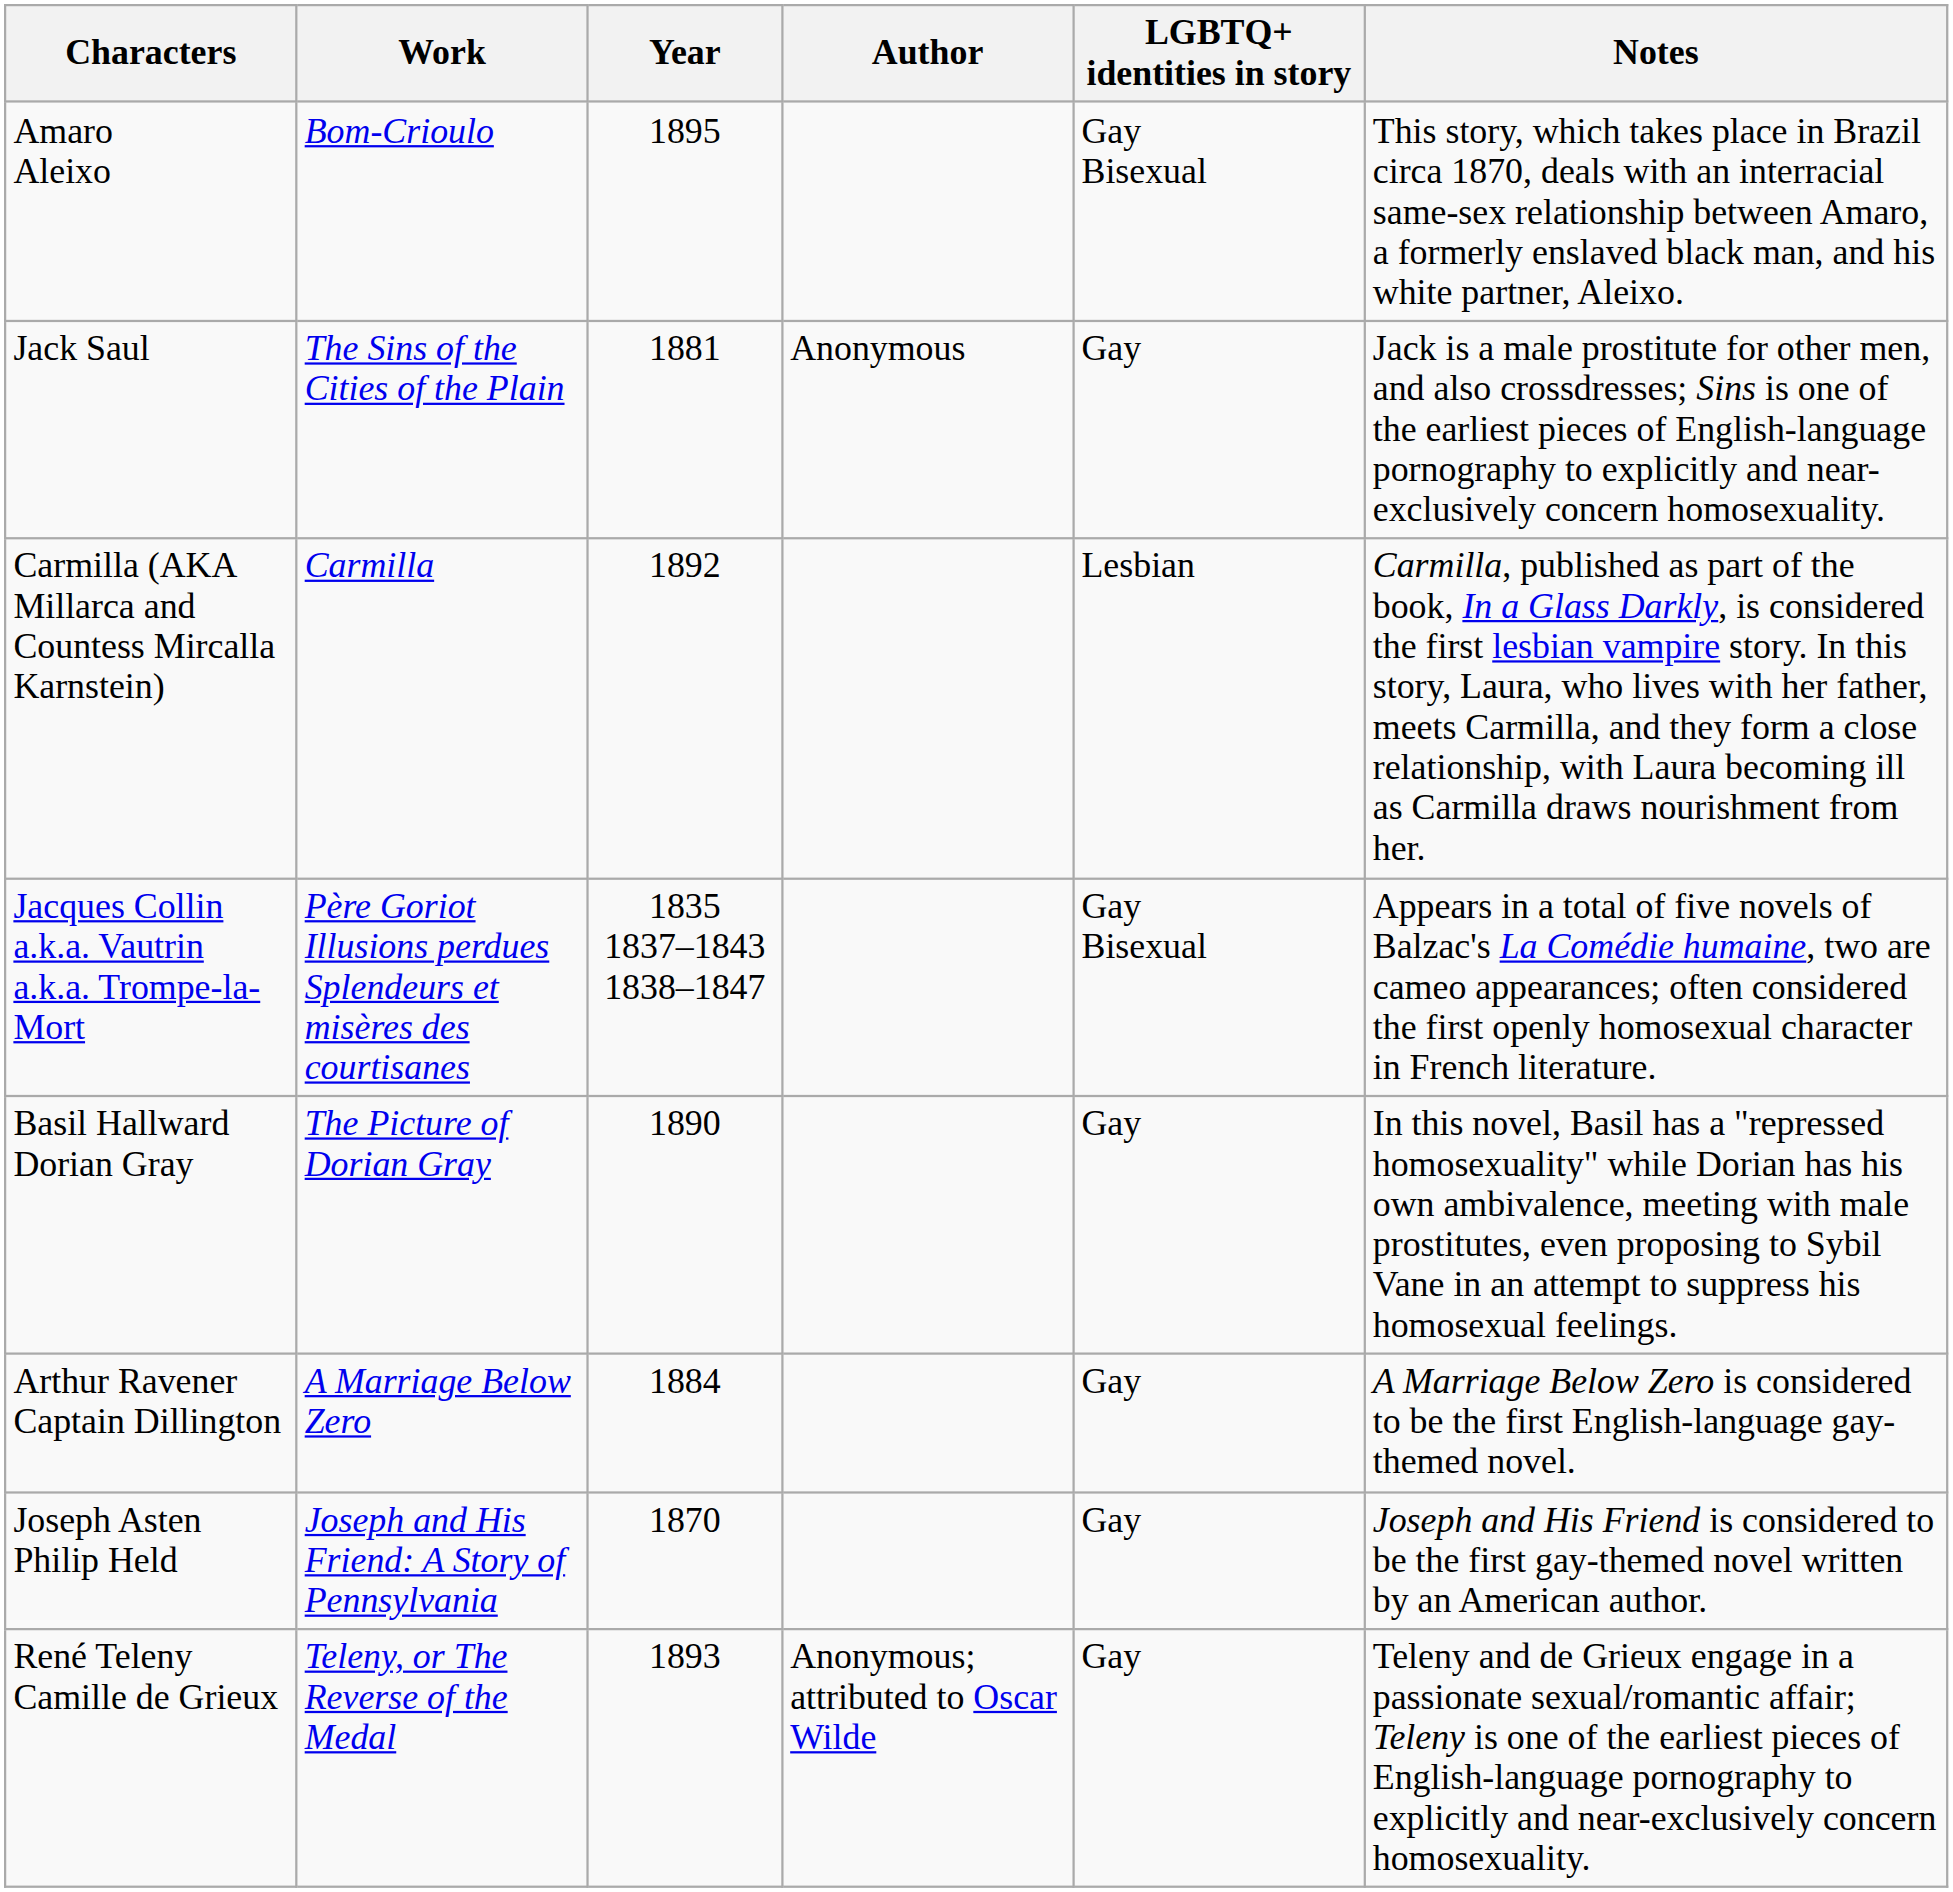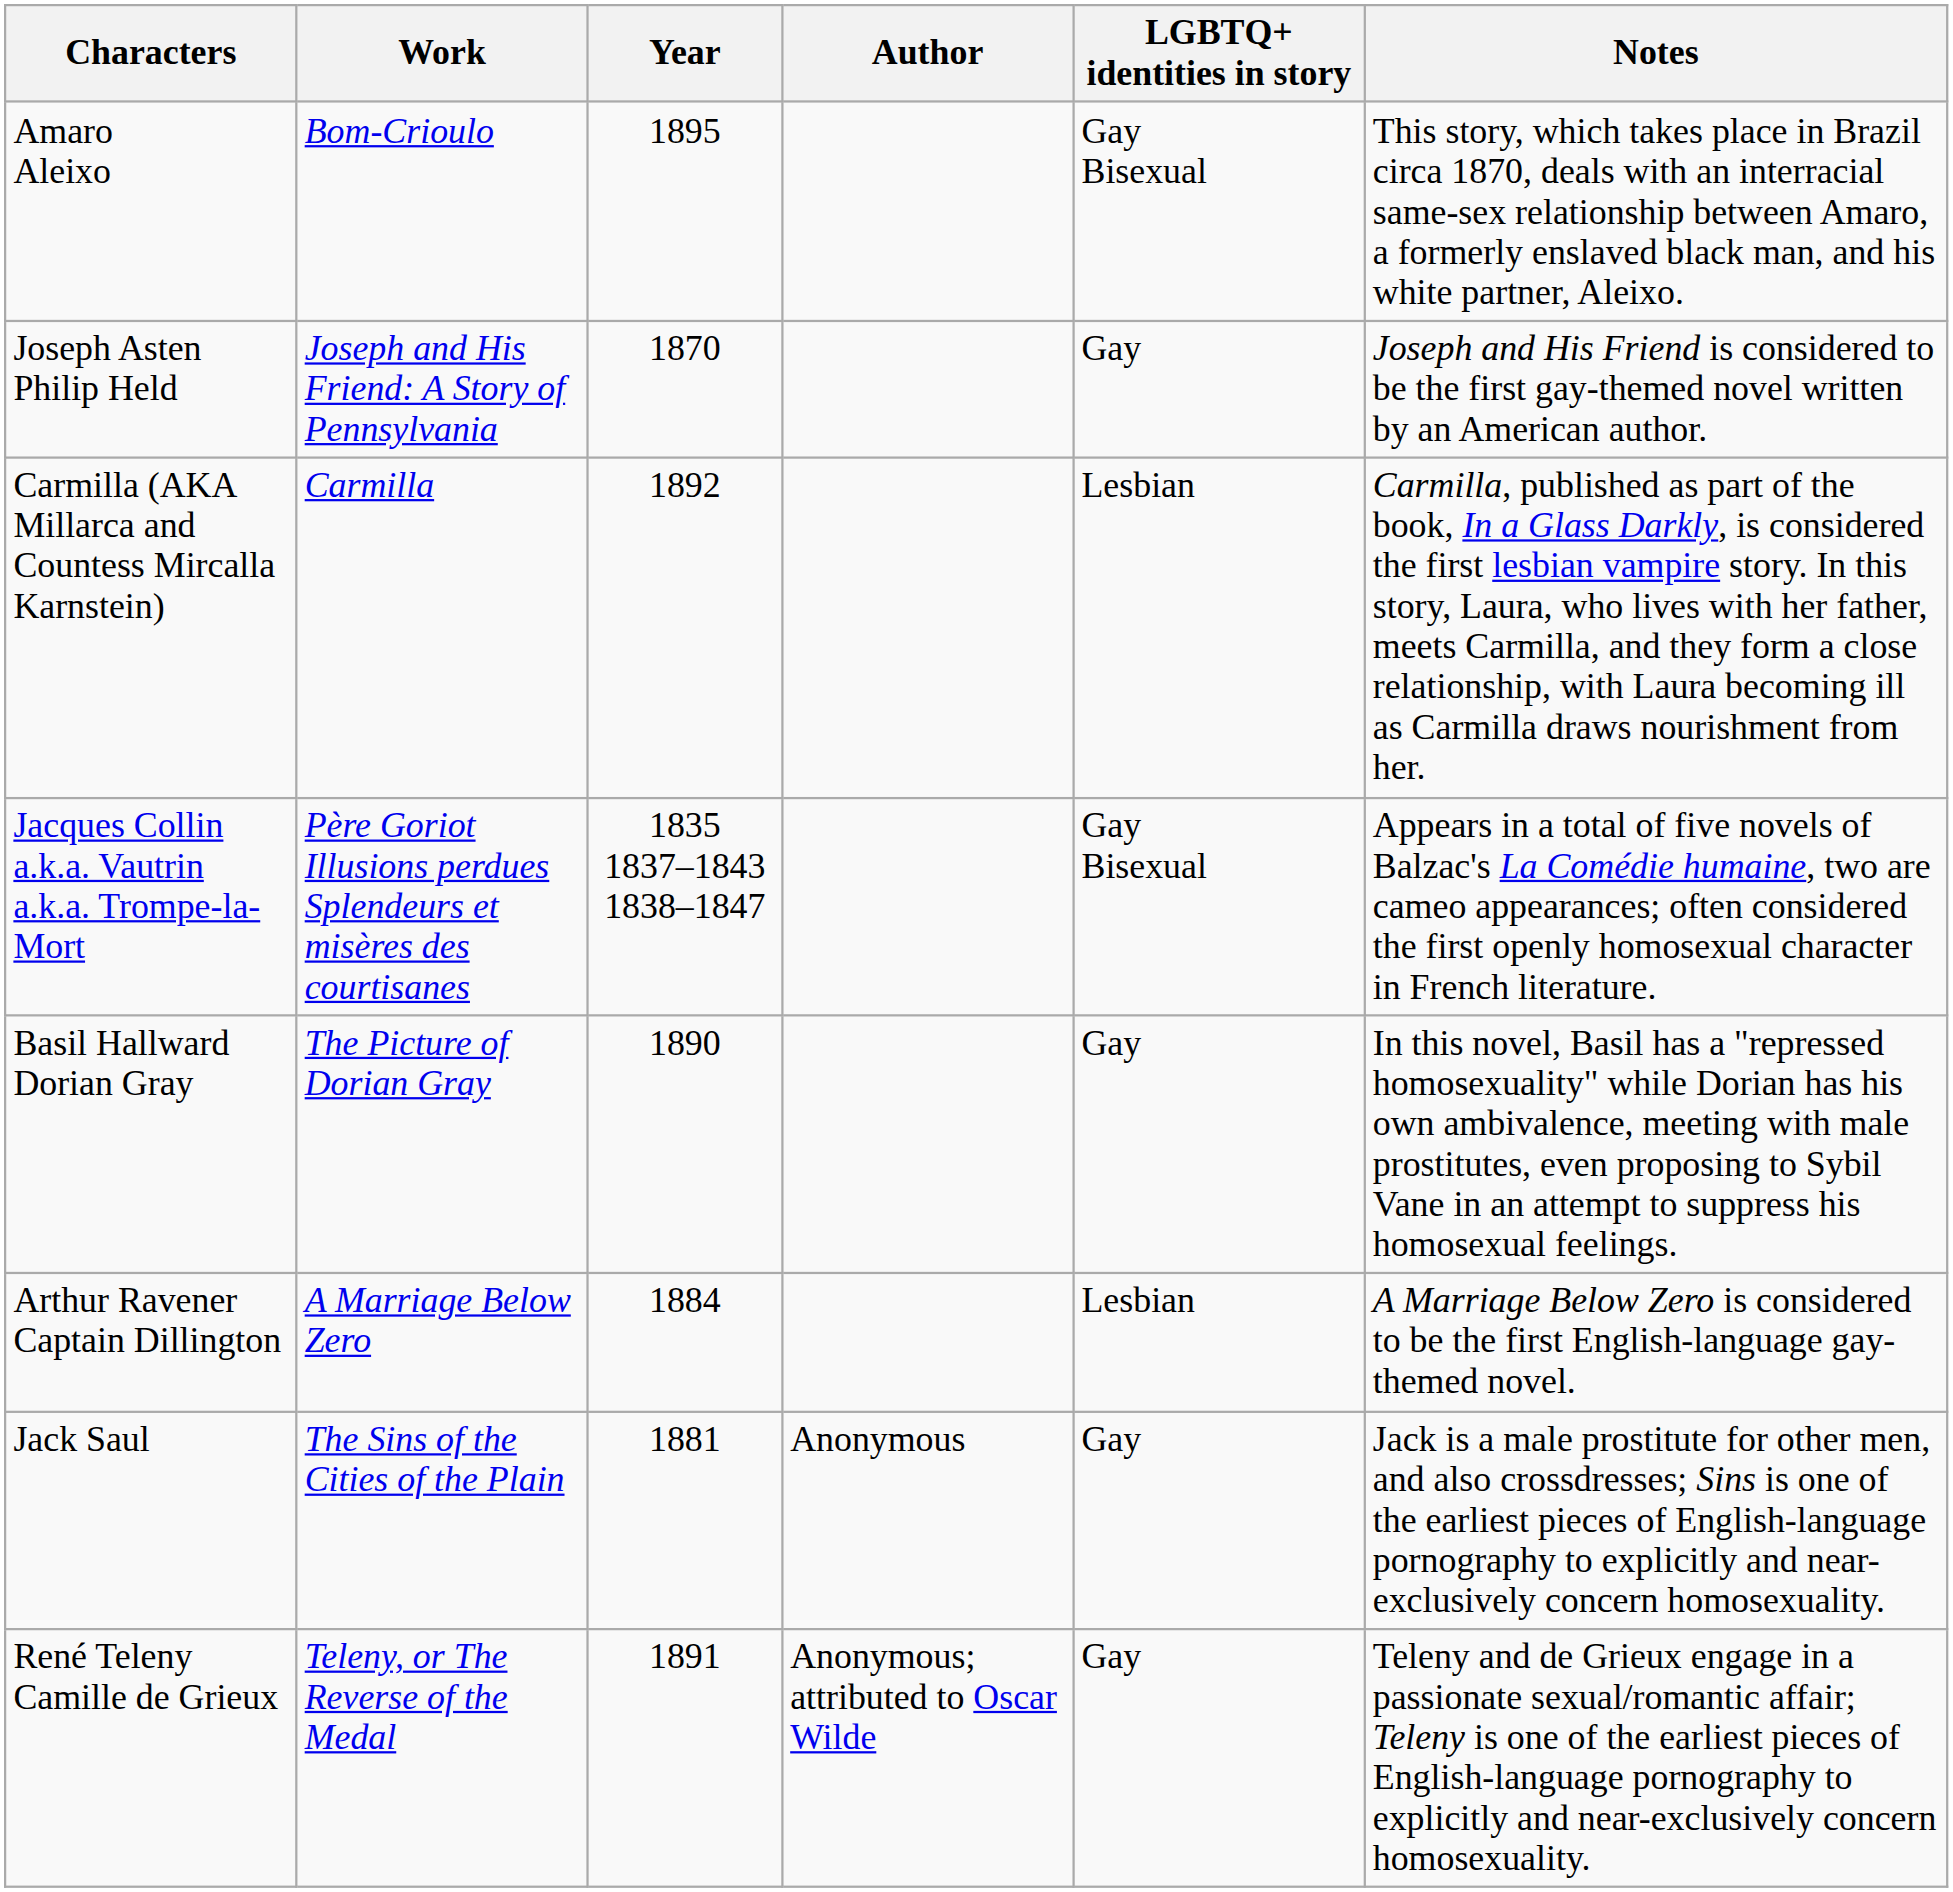rows swapped: (107, 1539) <-> (82, 348)
(1111, 1381) Gay -> (1138, 1301) Lesbian
(685, 1656) 1893 -> (685, 1656) 1891
